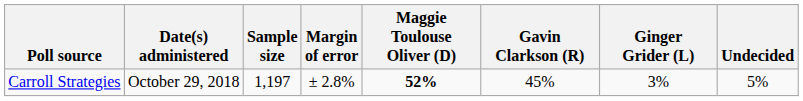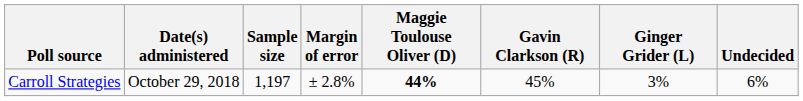(421, 82) 52% -> (421, 82) 44%
(758, 82) 5% -> (758, 82) 6%
